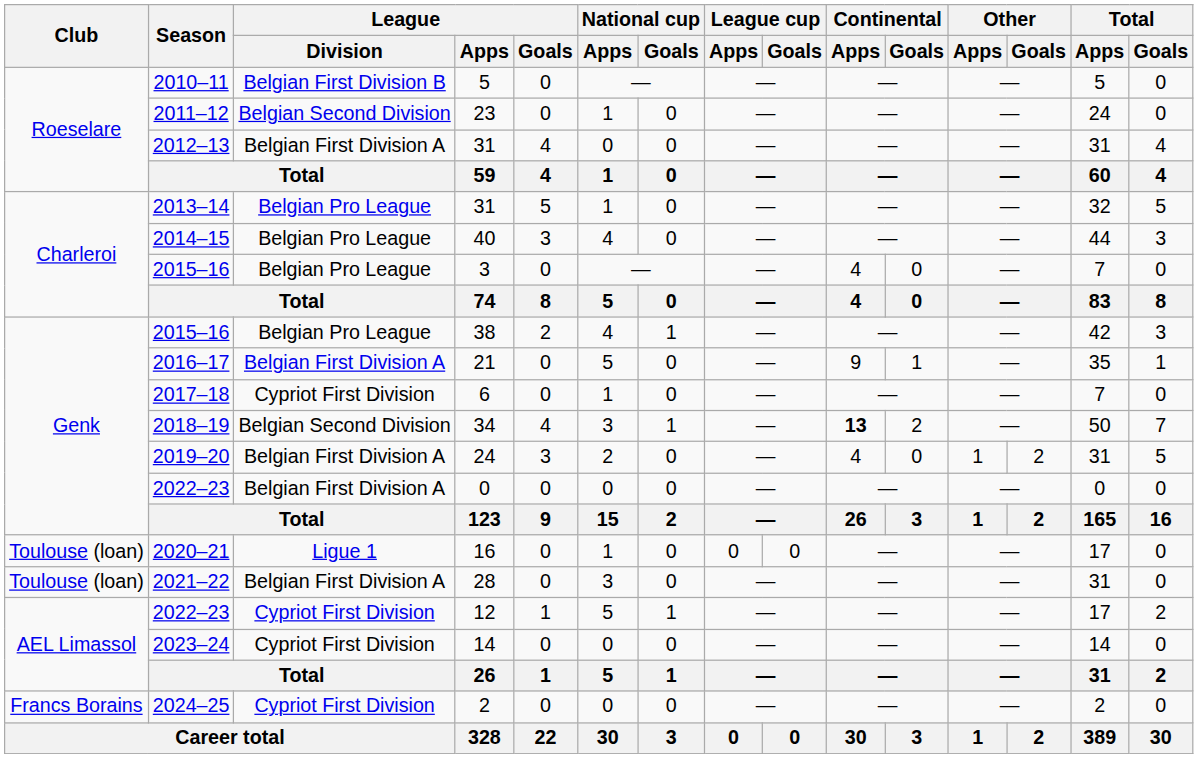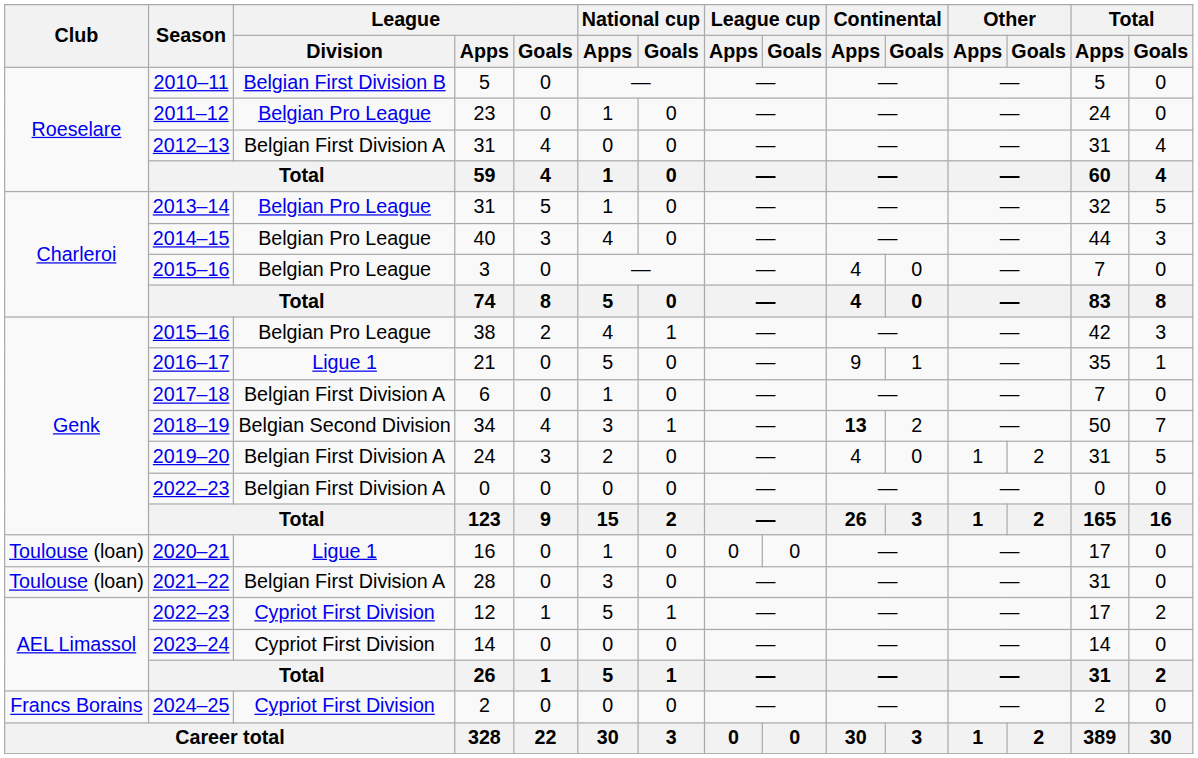(345, 113) Belgian Second Division -> (345, 113) Belgian Pro League
(345, 363) Belgian First Division A -> (345, 363) Ligue 1
(345, 394) Cypriot First Division -> (345, 394) Belgian First Division A
